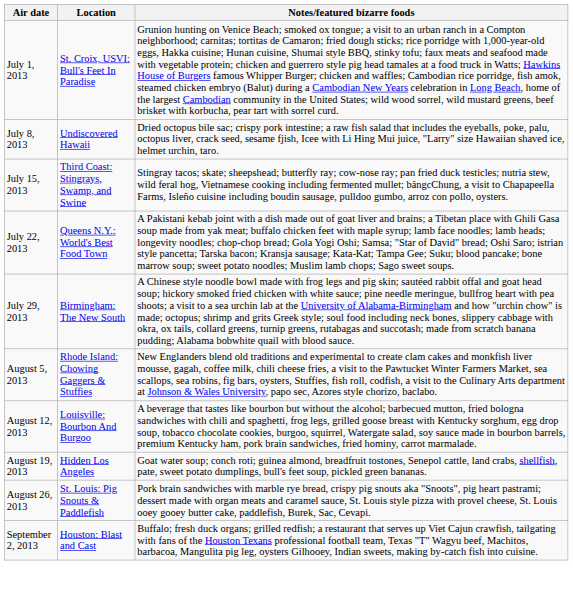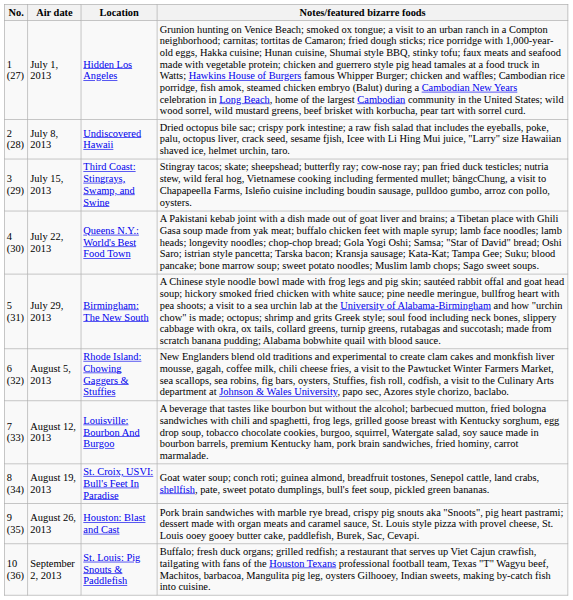+ column: (16, 12)
(95, 70) St. Croix, USVI: Bull's Feet In Paradise -> (108, 70) Hidden Los Angeles
(84, 466) Hidden Los Angeles -> (118, 483) St. Croix, USVI: Bull's Feet In Paradise
(88, 500) St. Louis: Pig Snouts & Paddlefish -> (114, 523) Houston: Blast and Cast
(91, 540) Houston: Blast and Cast -> (112, 569) St. Louis: Pig Snouts & Paddlefish
